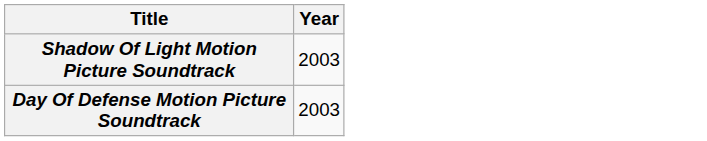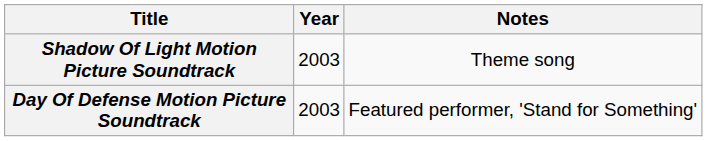+ column: (523, 19)
